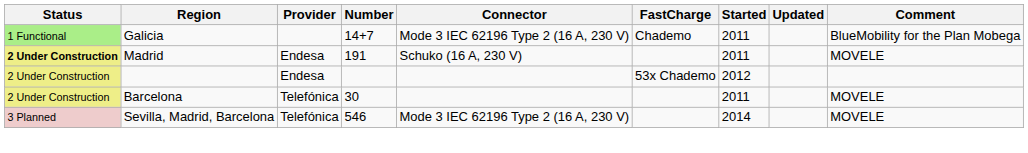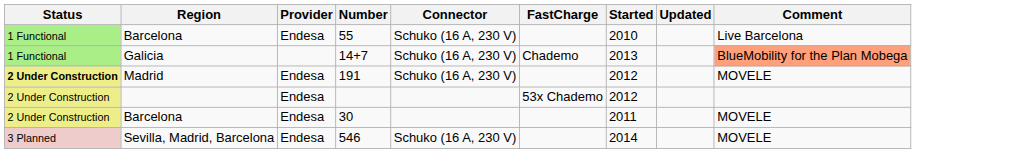+ row: (346, 35)
(514, 35) Mode 3 IEC 62196 Type 2 (16 A, 230 V) -> (455, 55) Schuko (16 A, 230 V)
(736, 35) 2011 -> (623, 55) 2013
(925, 35) no background -> (812, 55) lightsalmon background
(736, 55) 2011 -> (623, 76) 2012
(309, 96) Telefónica -> (302, 117) Endesa
(309, 117) Telefónica -> (302, 138) Endesa
(514, 117) Mode 3 IEC 62196 Type 2 (16 A, 230 V) -> (455, 138) Schuko (16 A, 230 V)
